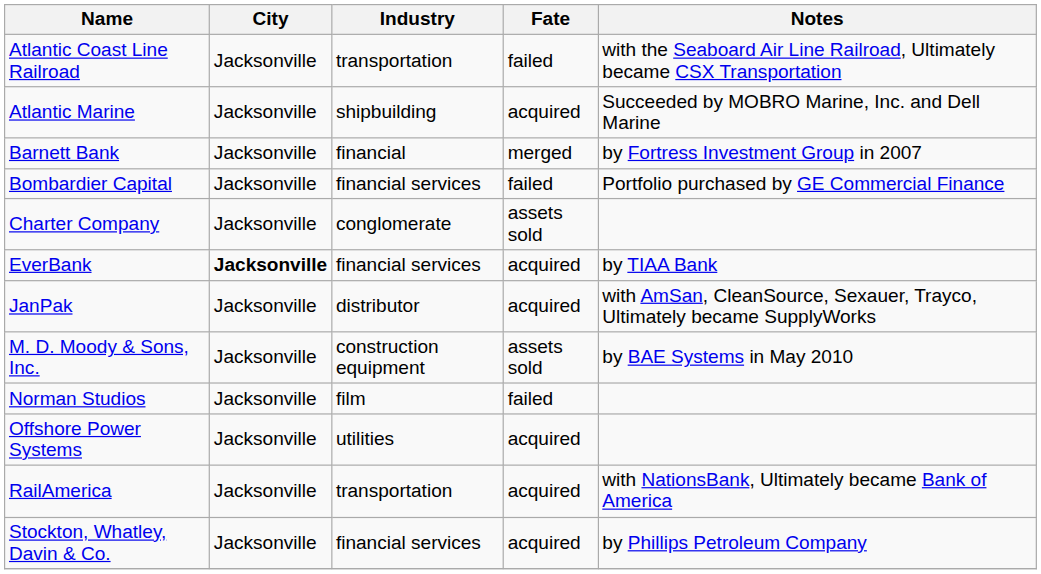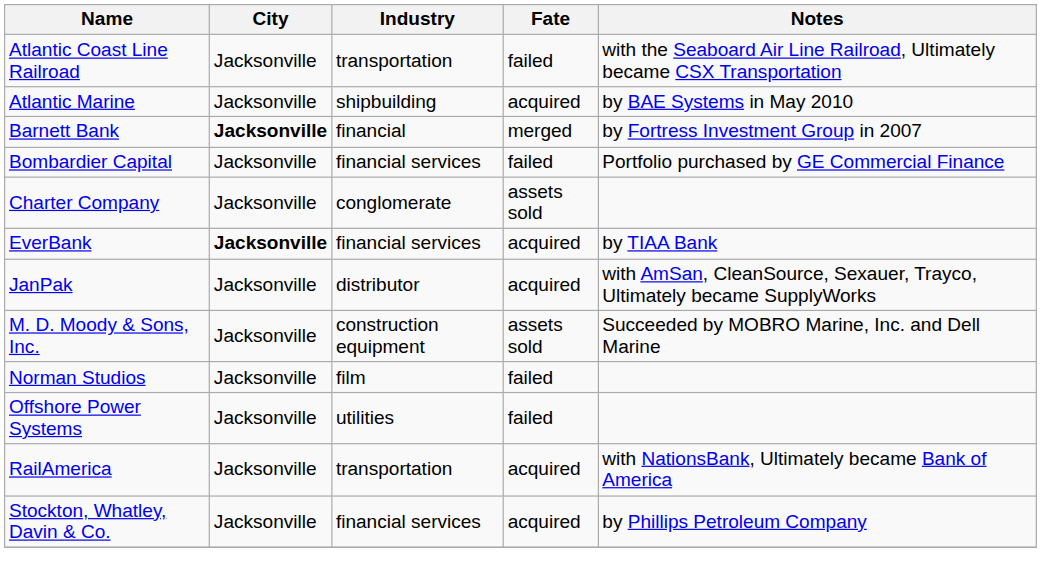(791, 112) Succeeded by MOBRO Marine, Inc. and Dell Marine -> (728, 101) by BAE Systems in May 2010
(265, 153) normal -> (270, 131) bold
(728, 357) by BAE Systems in May 2010 -> (791, 336) Succeeded by MOBRO Marine, Inc. and Dell Marine
(544, 439) acquired -> (530, 417) failed
